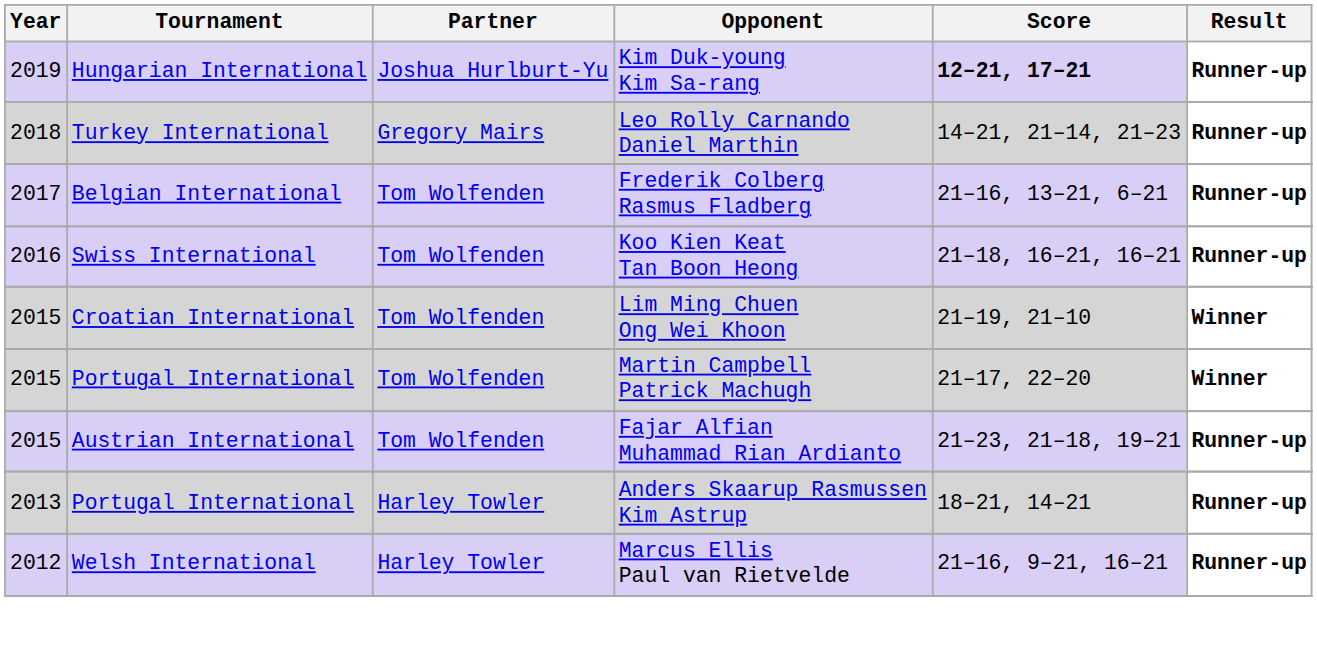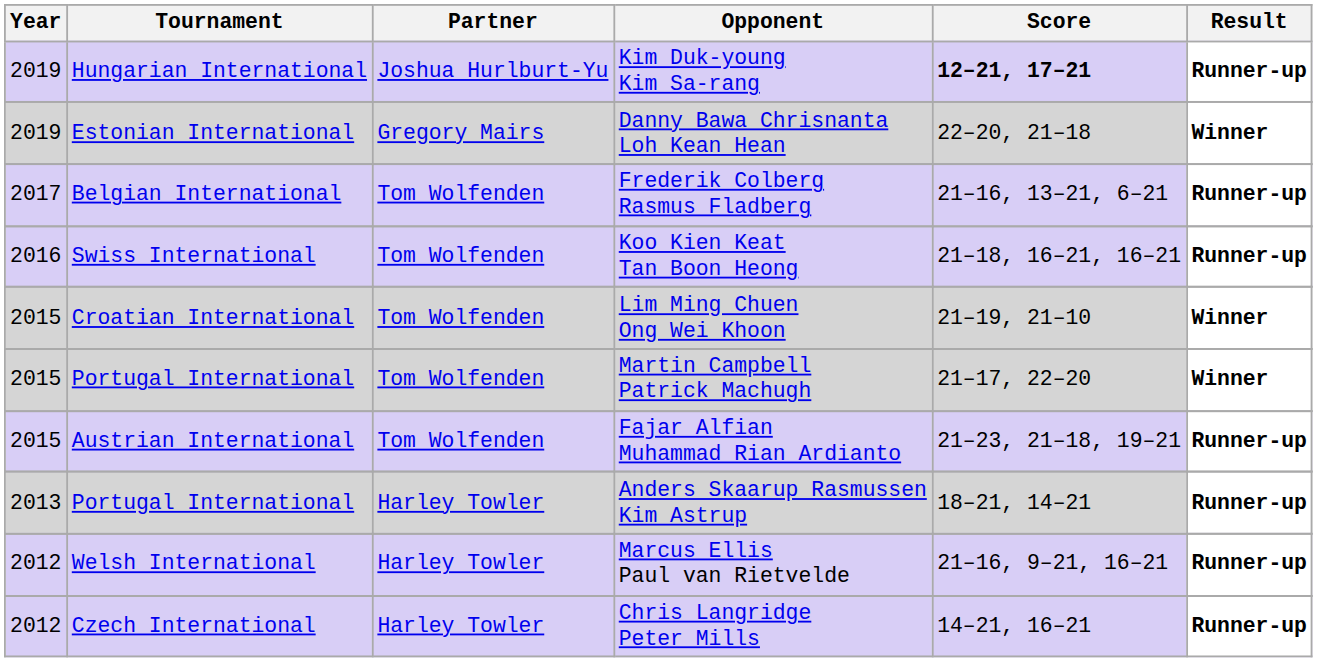+ row: (754, 133)
- row: (734, 133)
+ row: (715, 626)
